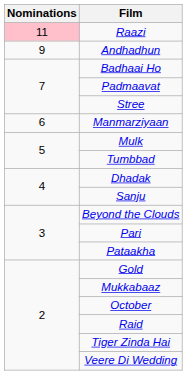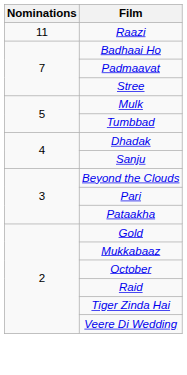(42, 31) pink background -> (42, 31) no background
- row: (131, 50)
- row: (131, 123)
